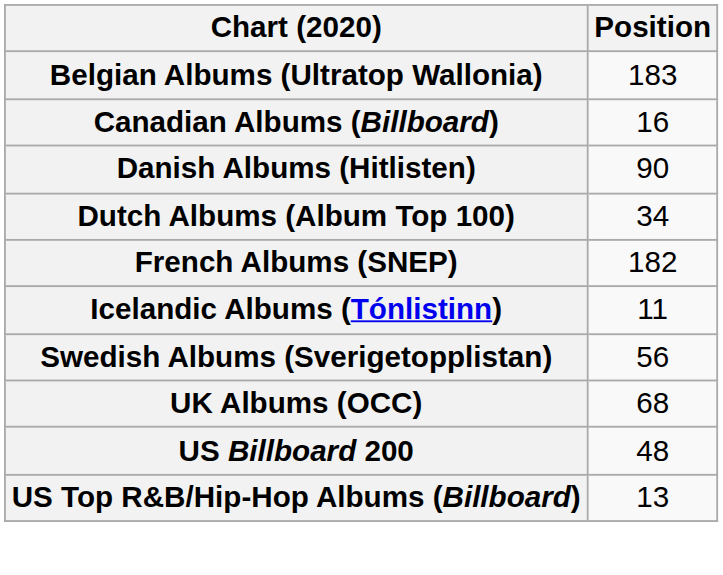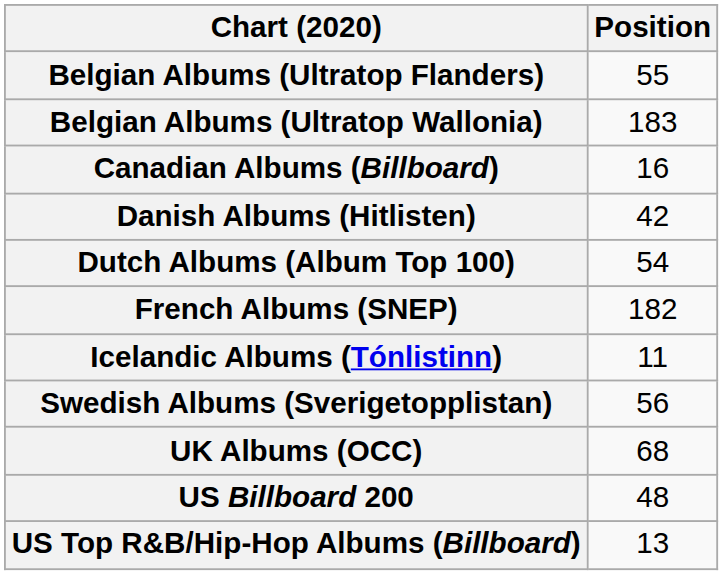+ row: (296, 74)
(653, 168) 90 -> (653, 215) 42
(653, 215) 34 -> (653, 262) 54
